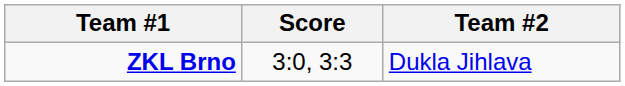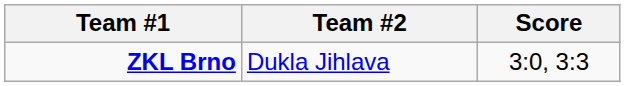columns swapped: (312, 23) <-> (502, 23)
